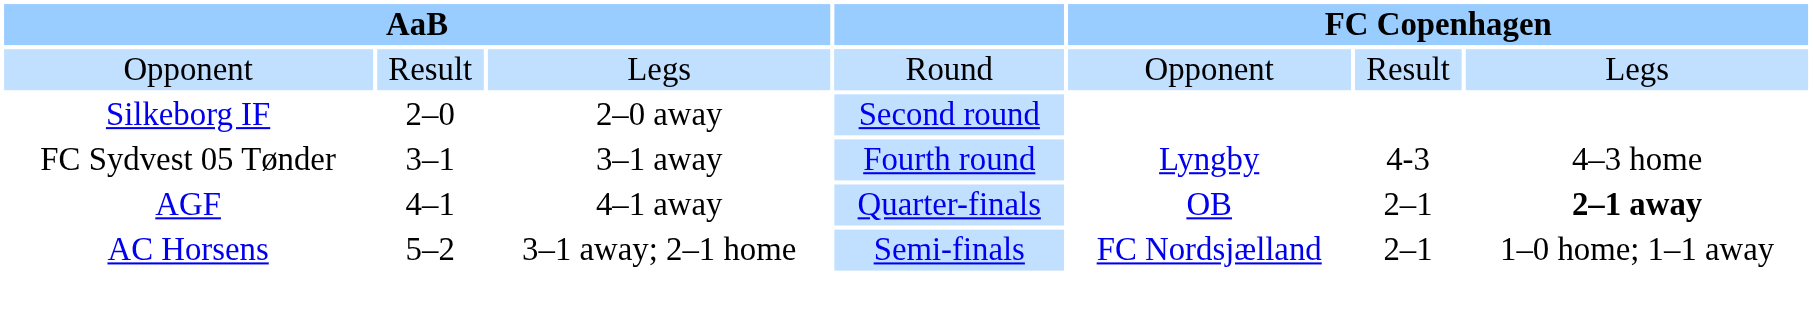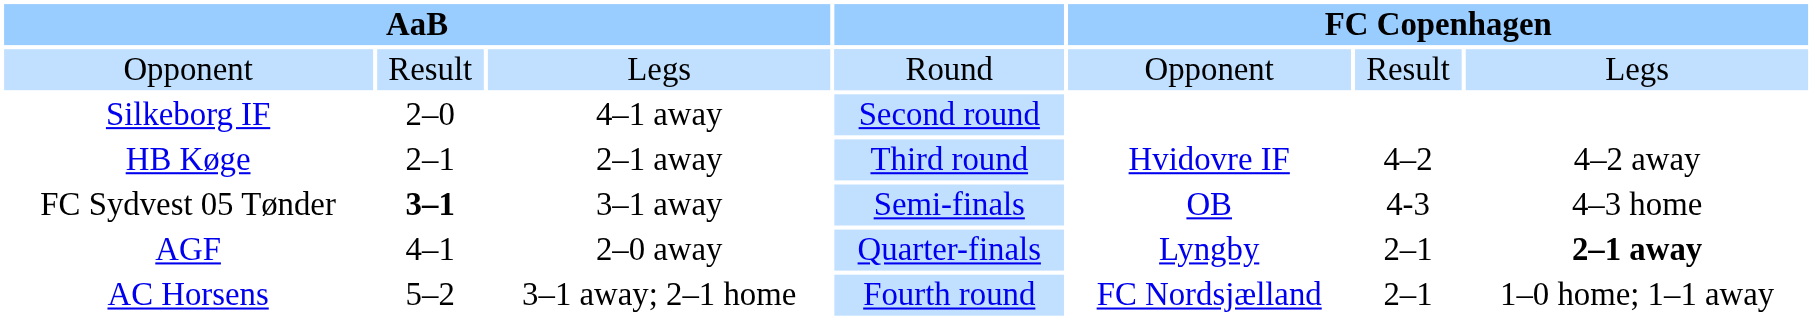(659, 114) 2–0 away -> (659, 114) 4–1 away
+ row: (188, 159)
(430, 159) normal -> (430, 204) bold
(949, 159) Fourth round -> (949, 204) Semi-finals
(1209, 159) Lyngby -> (1209, 204) OB
(659, 204) 4–1 away -> (659, 249) 2–0 away
(1209, 204) OB -> (1209, 249) Lyngby
(949, 249) Semi-finals -> (949, 294) Fourth round
